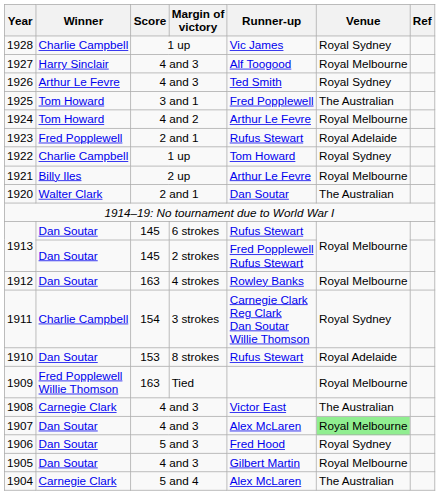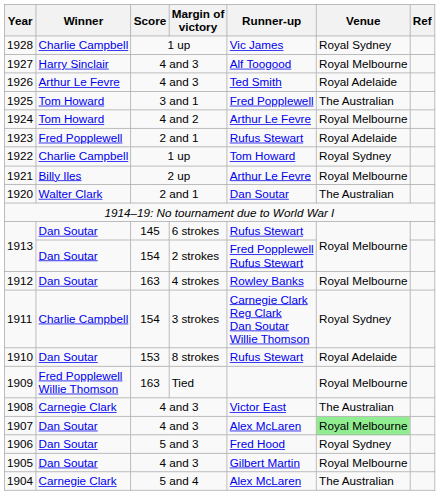(355, 83) Royal Sydney -> (358, 83) Royal Adelaide
(150, 256) 145 -> (150, 256) 154
